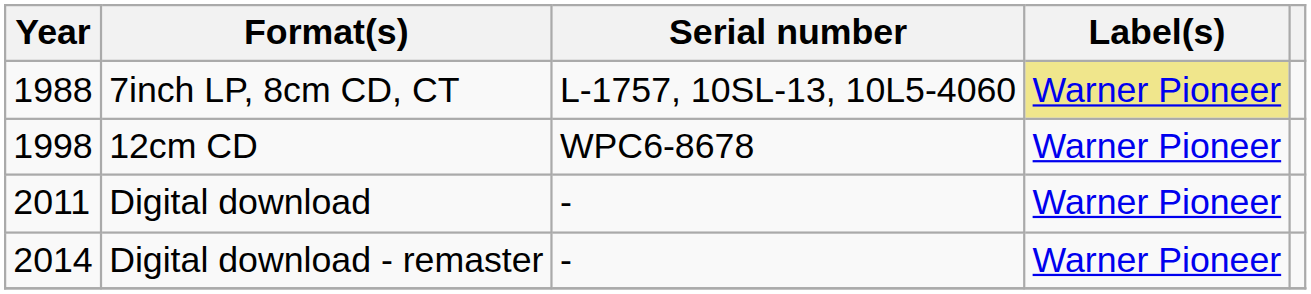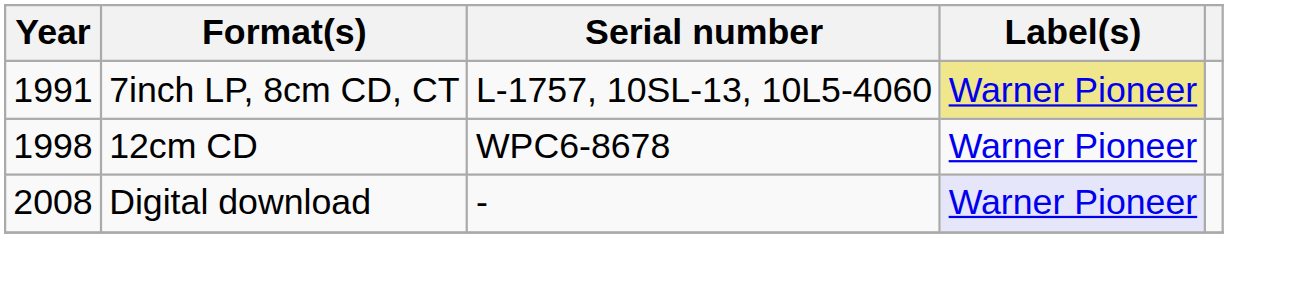(53, 89) 1988 -> (53, 89) 1991
(52, 202) 2011 -> (53, 202) 2008
(1157, 202) no background -> (1073, 202) lavender background
- row: (326, 259)
